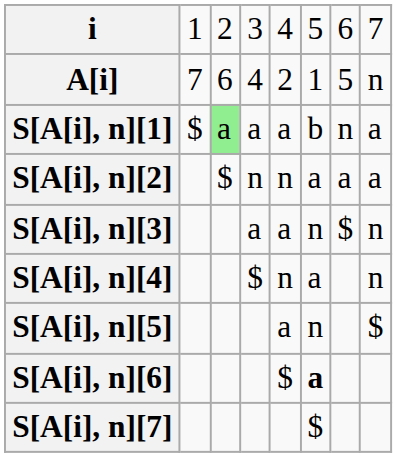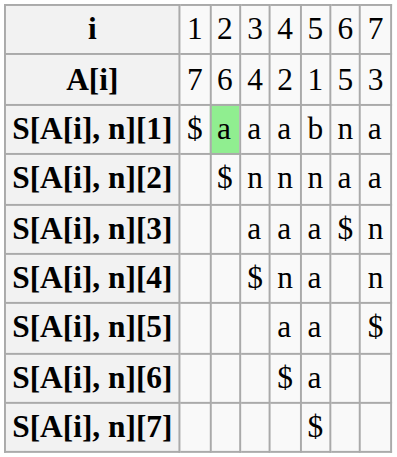(376, 79) n -> (376, 79) 3
(314, 178) a -> (315, 178) n
(315, 228) n -> (314, 228) a
(315, 327) n -> (314, 327) a
(315, 377) bold -> (314, 377) normal
